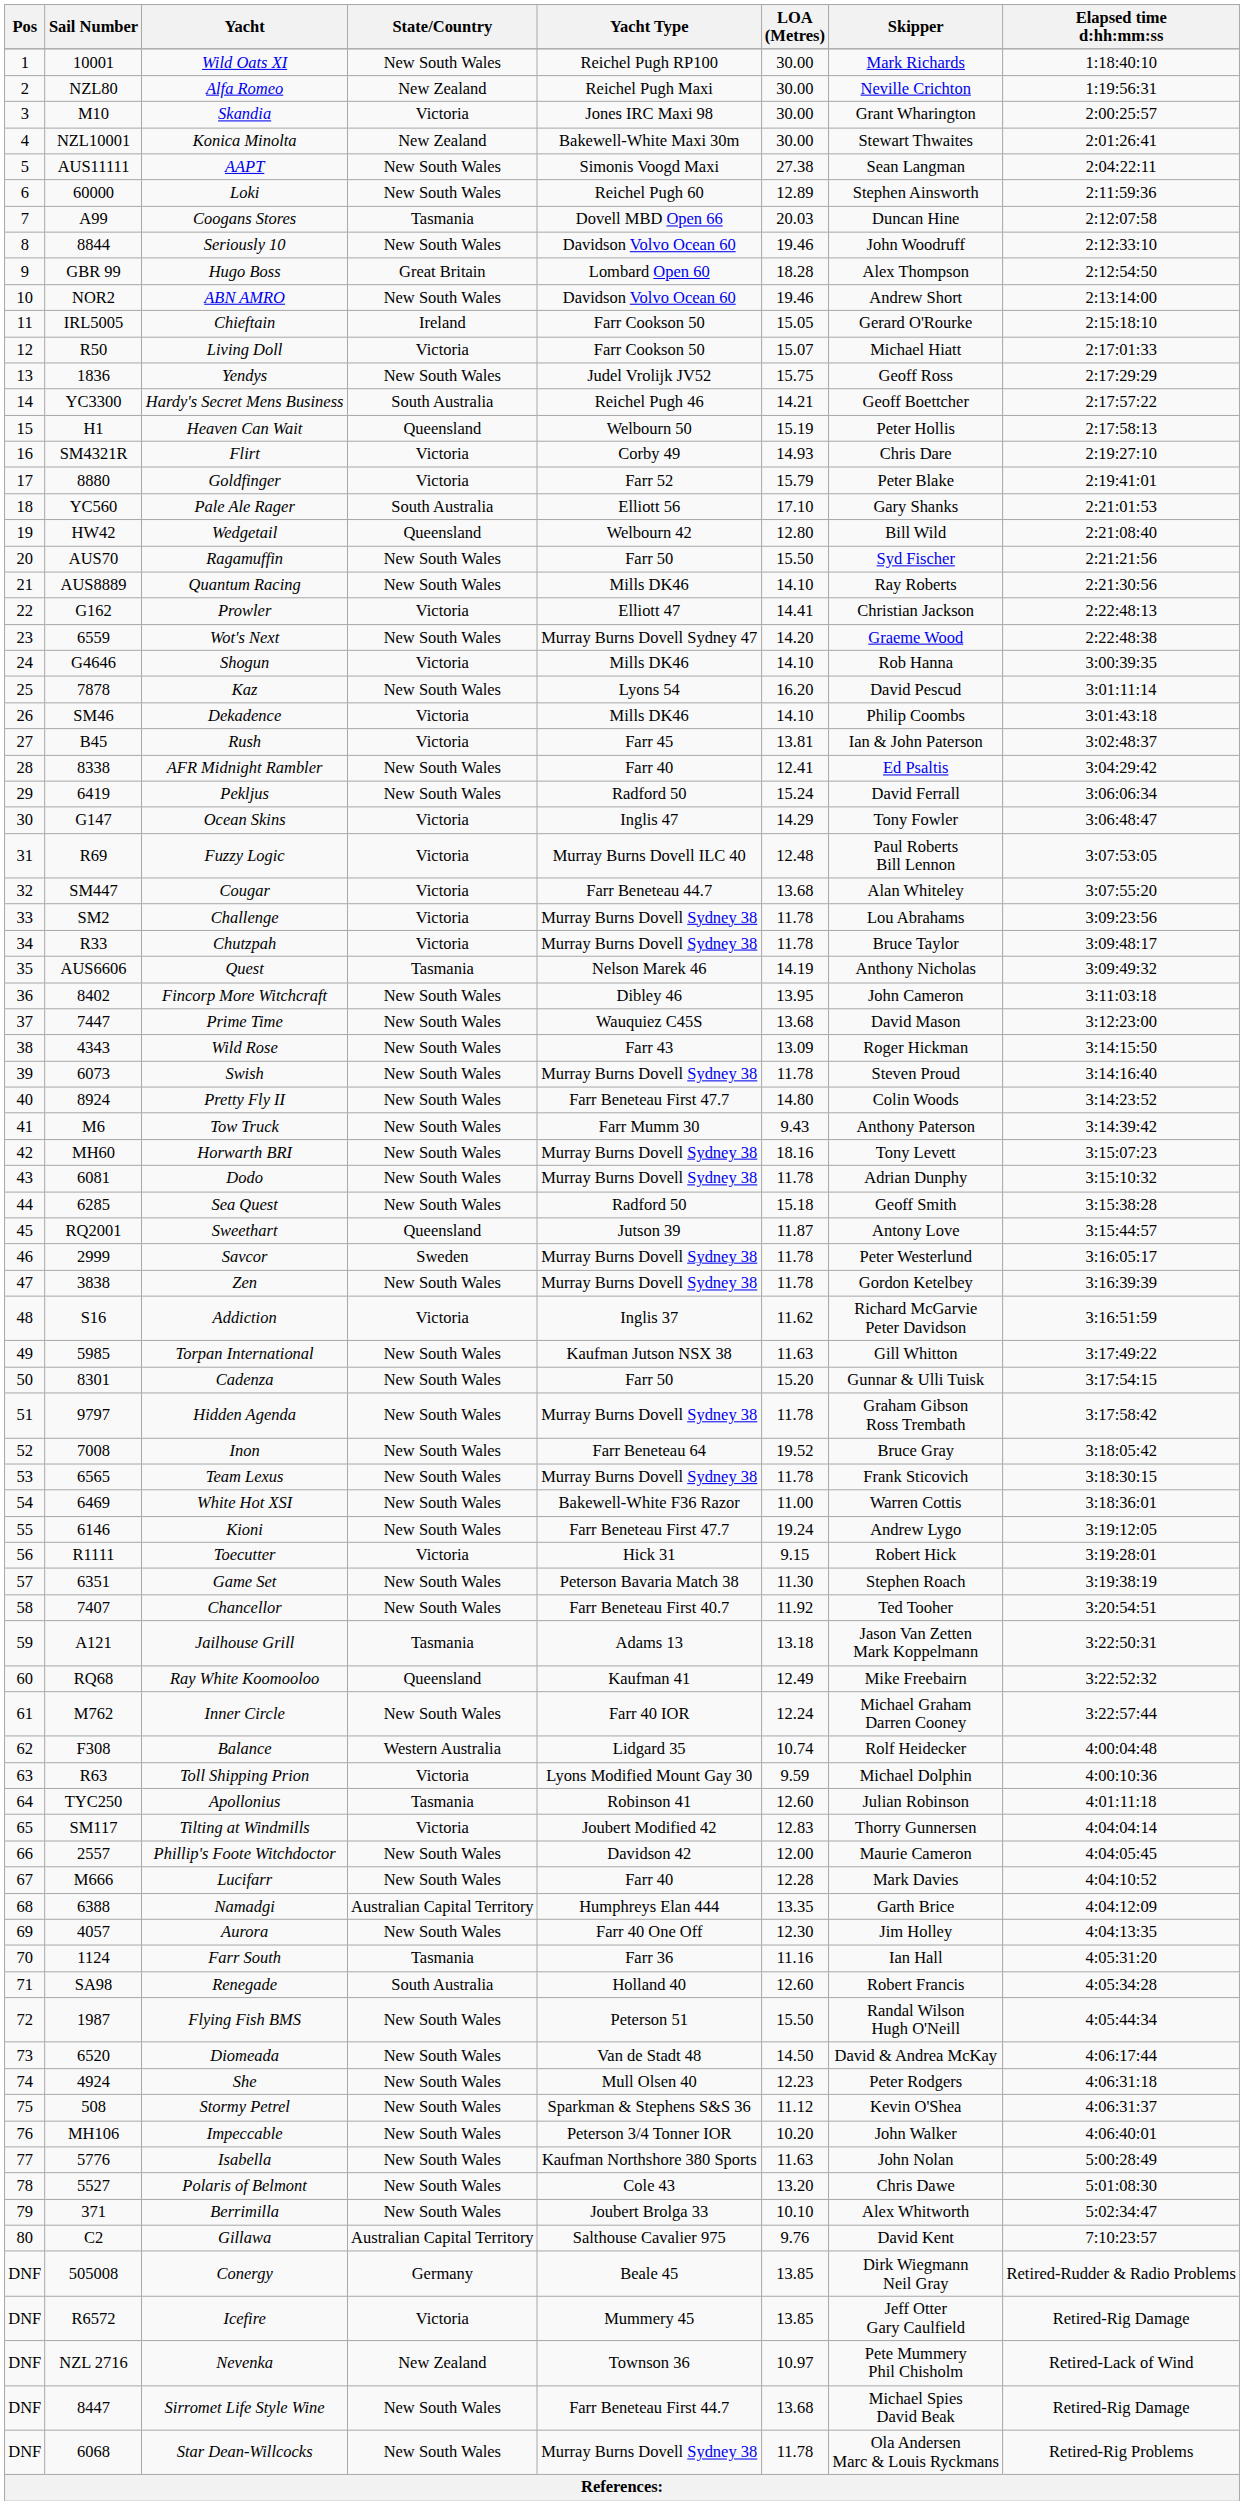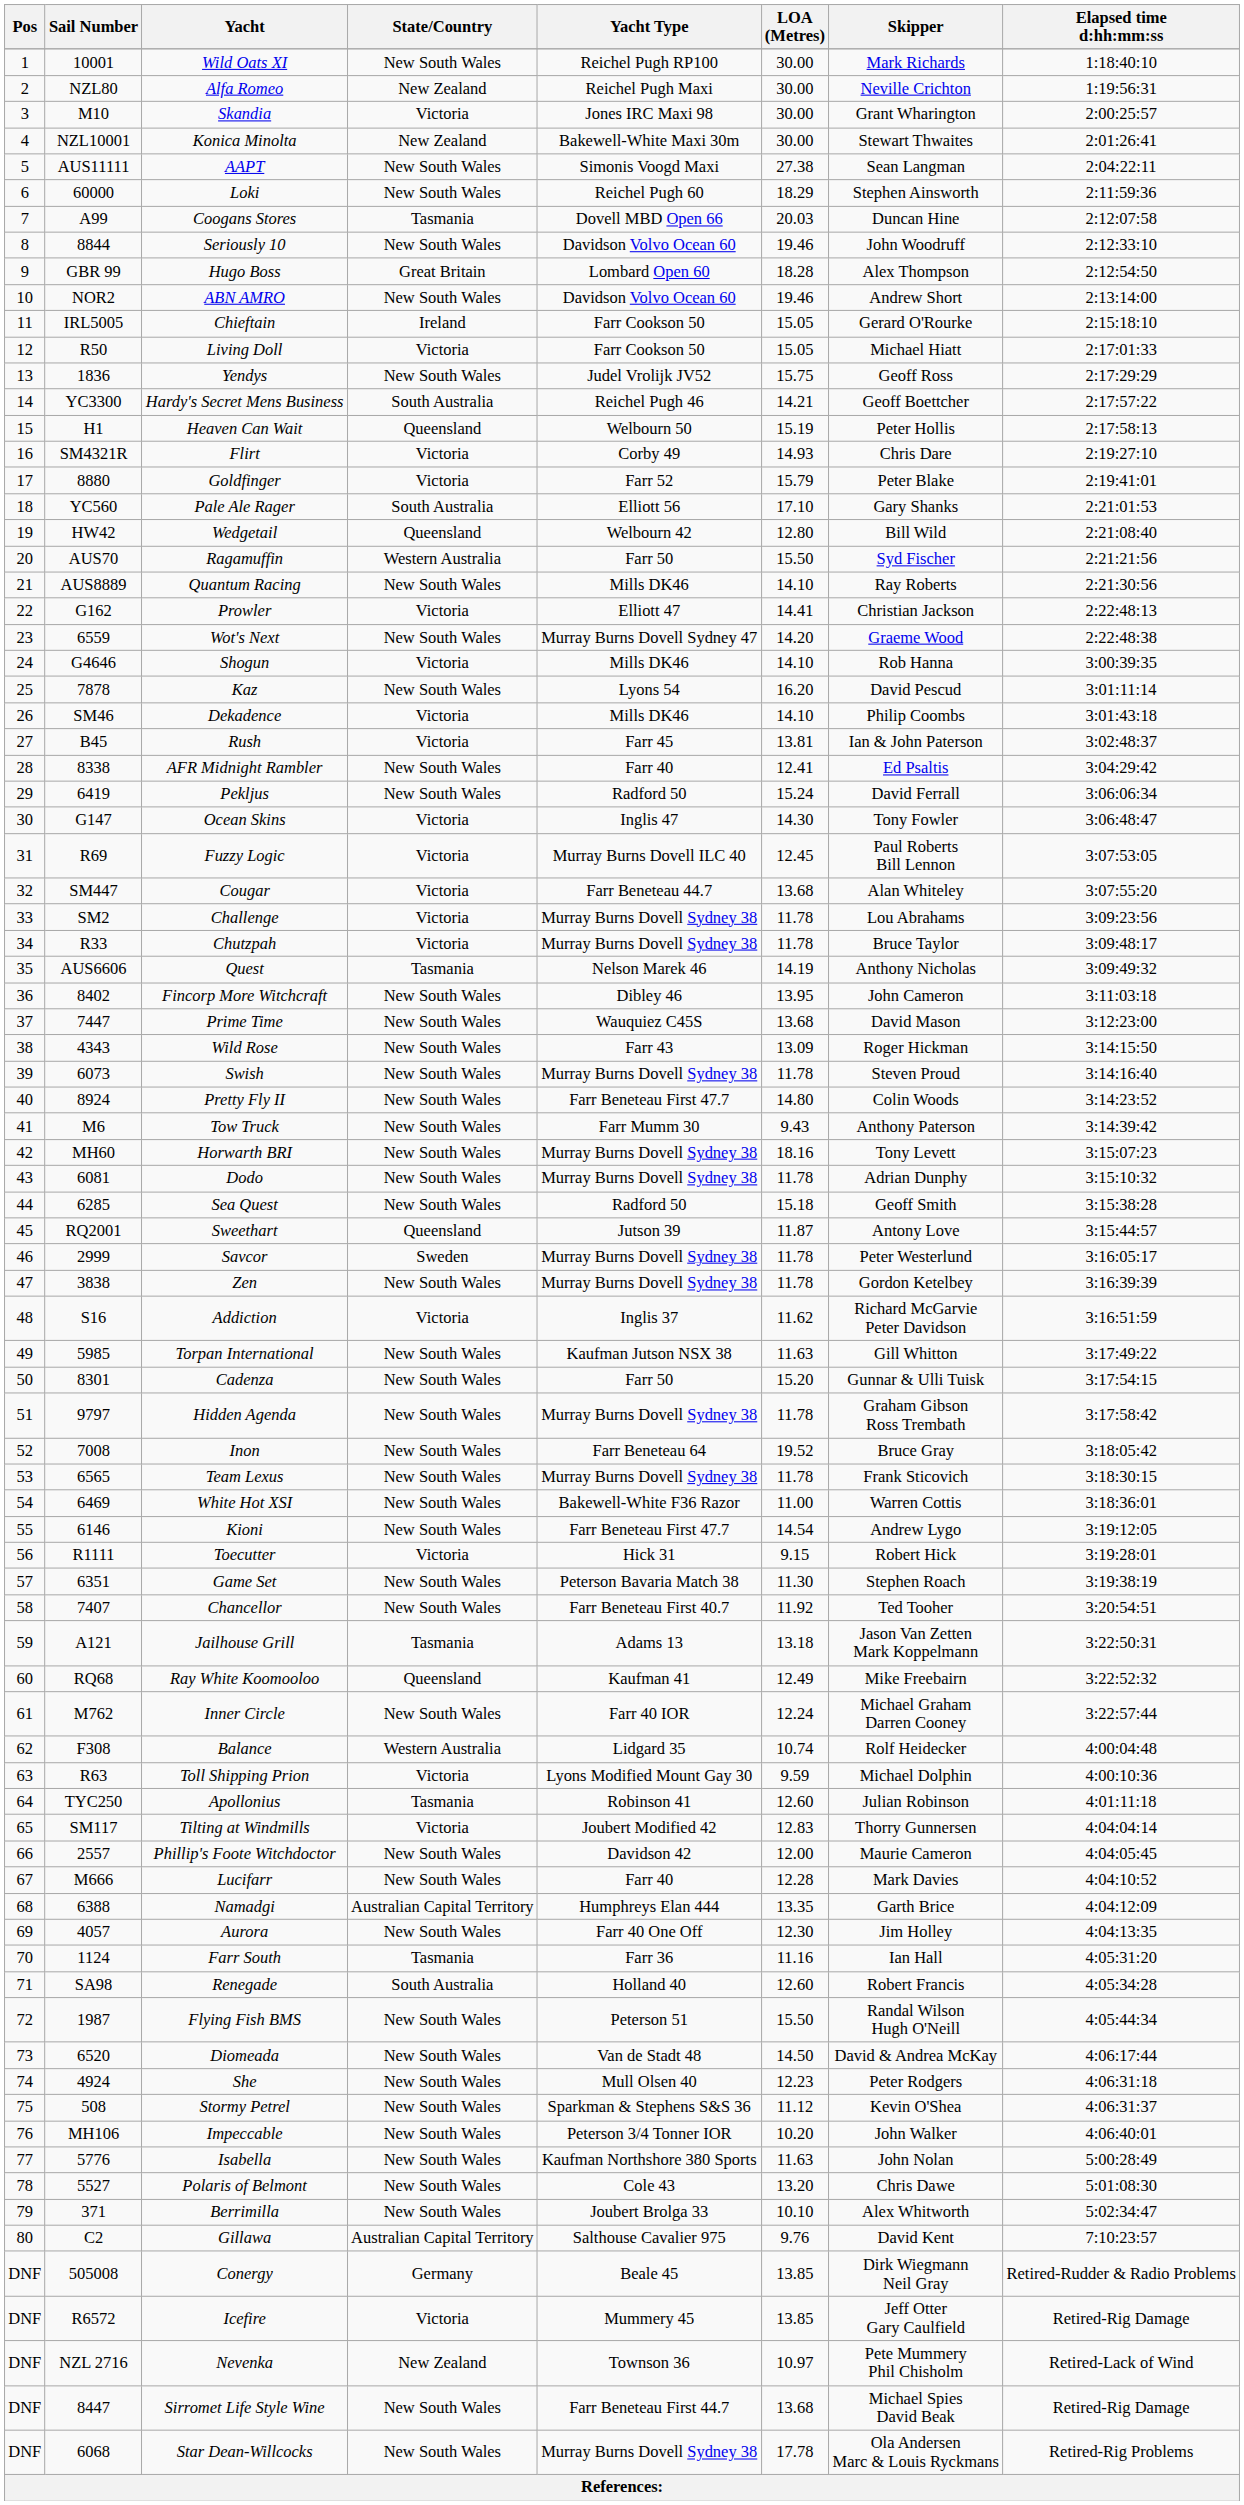(795, 192) 12.89 -> (795, 192) 18.29
(795, 349) 15.07 -> (795, 349) 15.05
(442, 558) New South Wales -> (442, 558) Western Australia
(795, 820) 14.29 -> (795, 820) 14.30
(795, 855) 12.48 -> (795, 855) 12.45
(795, 1529) 19.24 -> (795, 1529) 14.54
(795, 2452) 11.78 -> (795, 2452) 17.78
